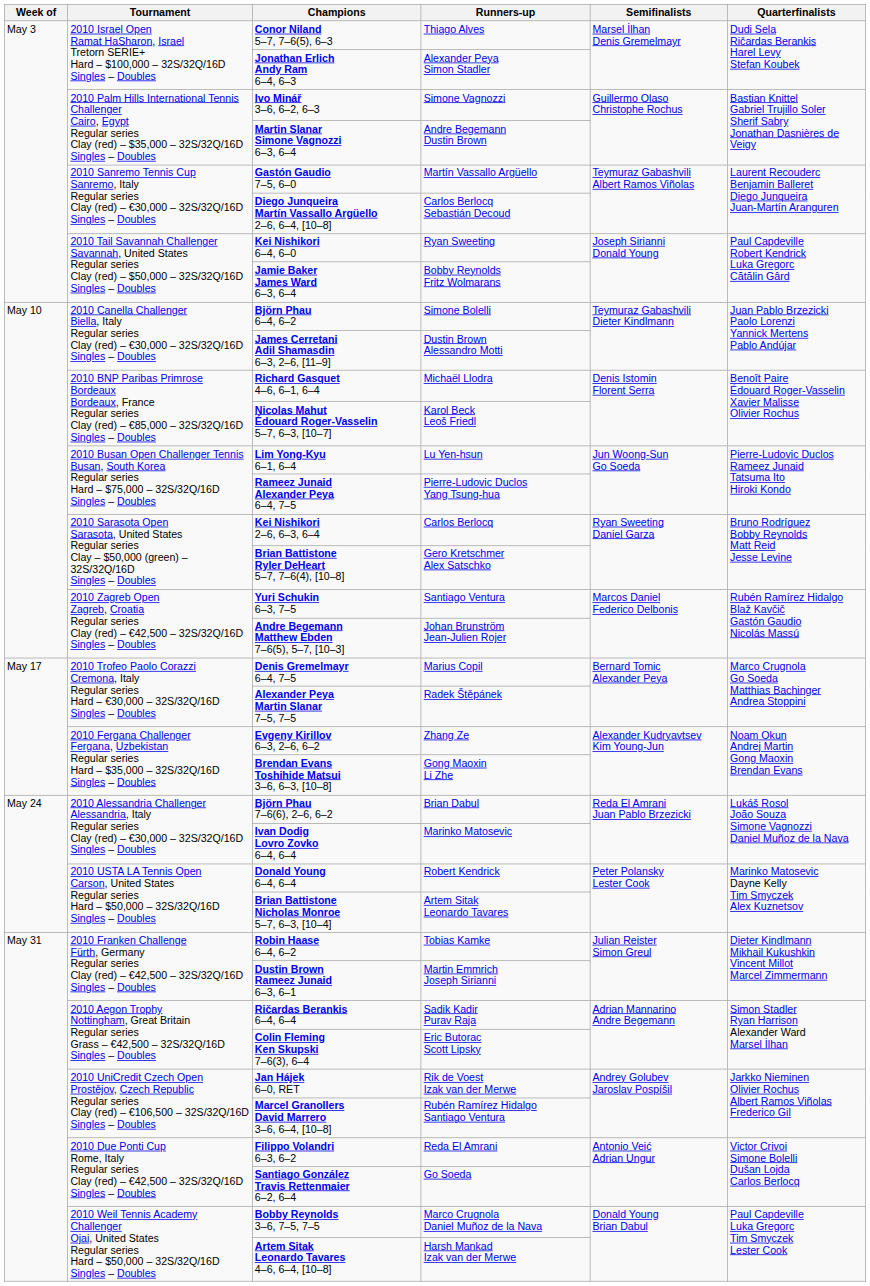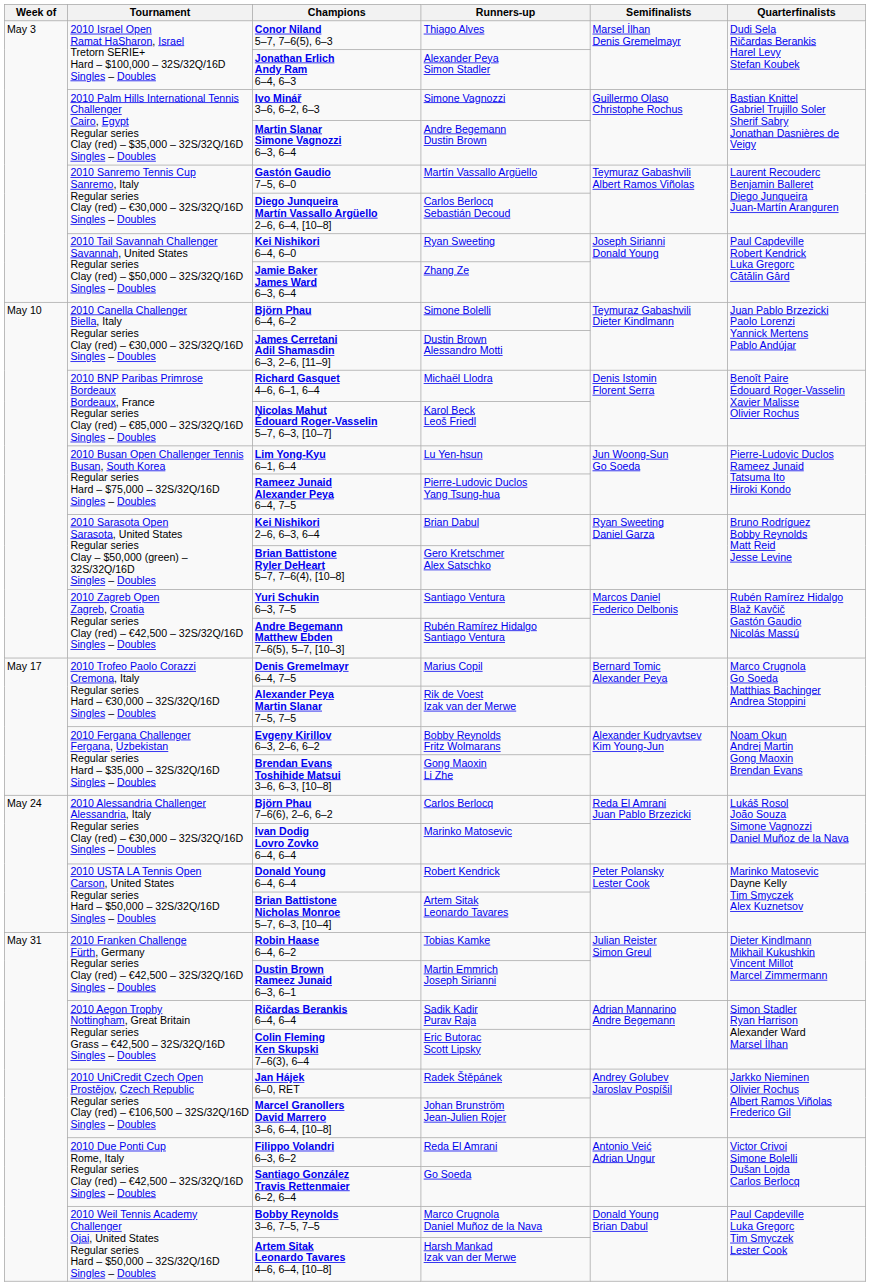(462, 276) Bobby Reynolds Fritz Wolmarans -> (446, 270) Zhang Ze
(458, 522) Carlos Berlocq -> (451, 522) Brian Dabul
(465, 632) Johan Brunström Jean-Julien Rojer -> (480, 632) Rubén Ramírez Hidalgo Santiago Ventura
(463, 694) Radek Štěpánek -> (470, 700) Rik de Voest Izak van der Merwe
(446, 735) Zhang Ze -> (462, 740) Bobby Reynolds Fritz Wolmarans
(451, 803) Brian Dabul -> (458, 803) Carlos Berlocq
(470, 1083) Rik de Voest Izak van der Merwe -> (463, 1077) Radek Štěpánek
(480, 1112) Rubén Ramírez Hidalgo Santiago Ventura -> (465, 1112) Johan Brunström Jean-Julien Rojer
